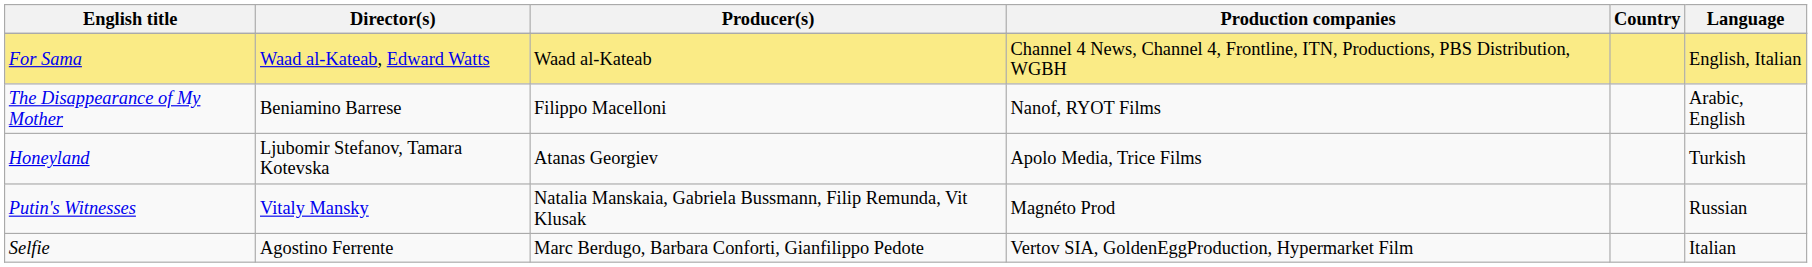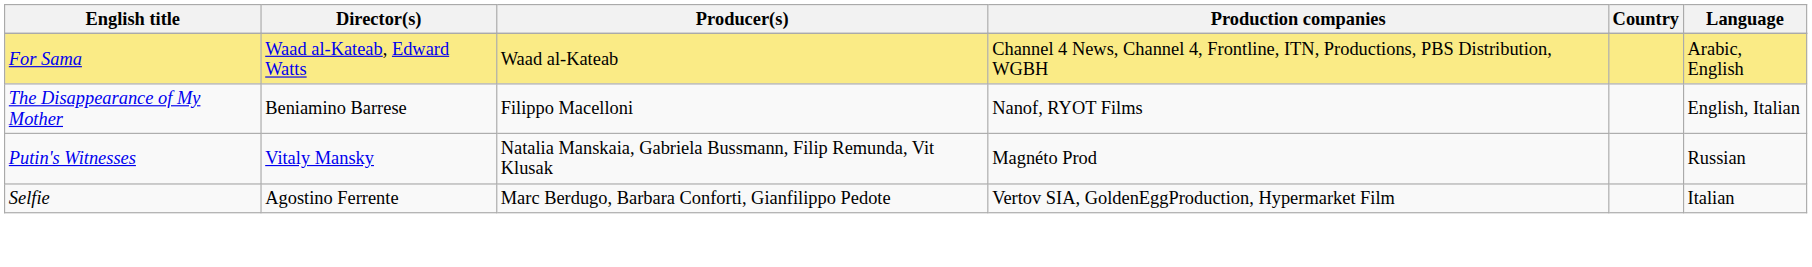(1745, 58) English, Italian -> (1716, 58) Arabic, English
(1717, 108) Arabic, English -> (1744, 108) English, Italian
- row: (49, 158)
